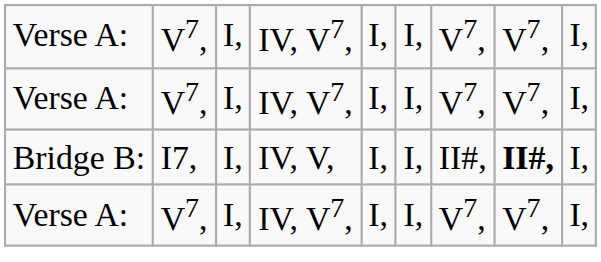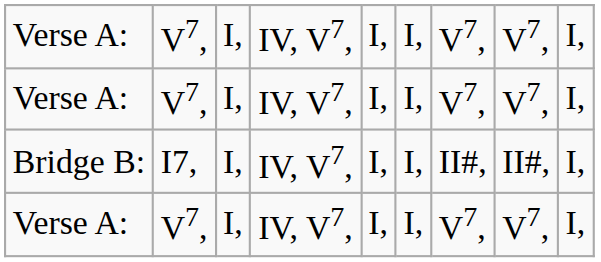(296, 156) IV, V, -> (306, 161) IV, V7,
(528, 156) bold -> (526, 161) normal
